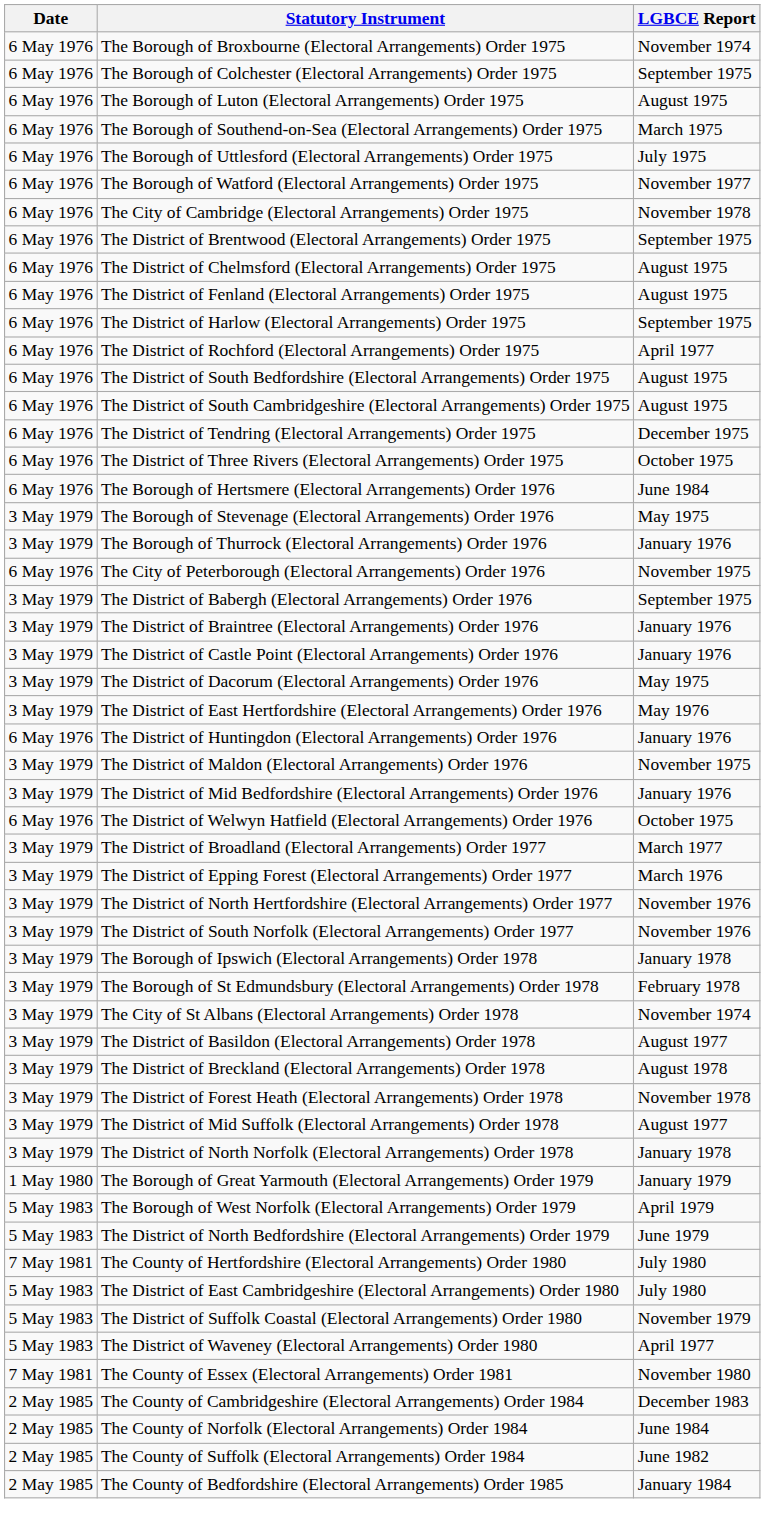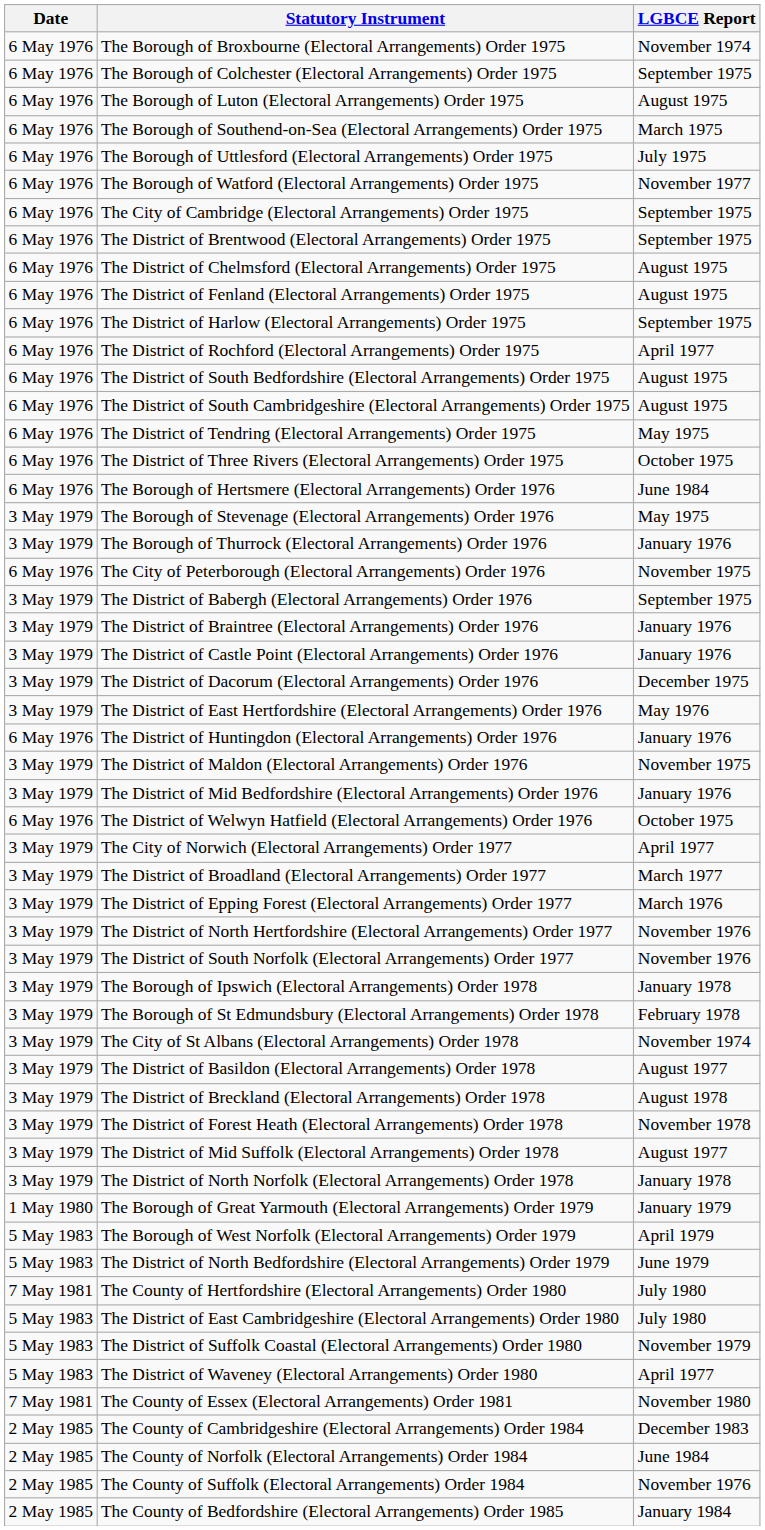(694, 211) November 1978 -> (695, 211) September 1975
(693, 433) December 1975 -> (673, 433) May 1975
(673, 682) May 1975 -> (693, 682) December 1975
+ row: (306, 848)
(673, 1456) June 1982 -> (694, 1484) November 1976
